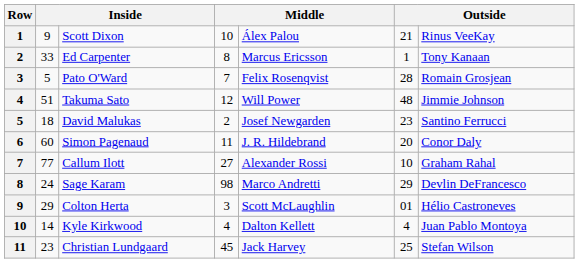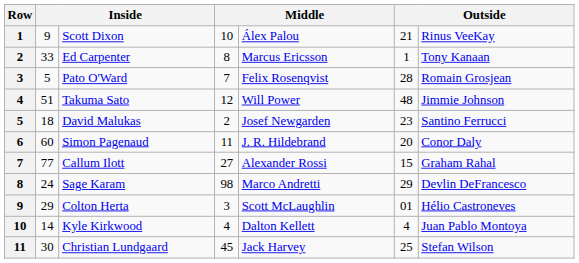(406, 163) 10 -> (406, 163) 15
(47, 247) 23 -> (47, 247) 30
